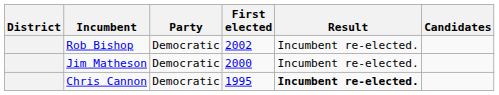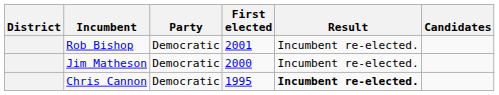(238, 45) 2002 -> (238, 45) 2001
